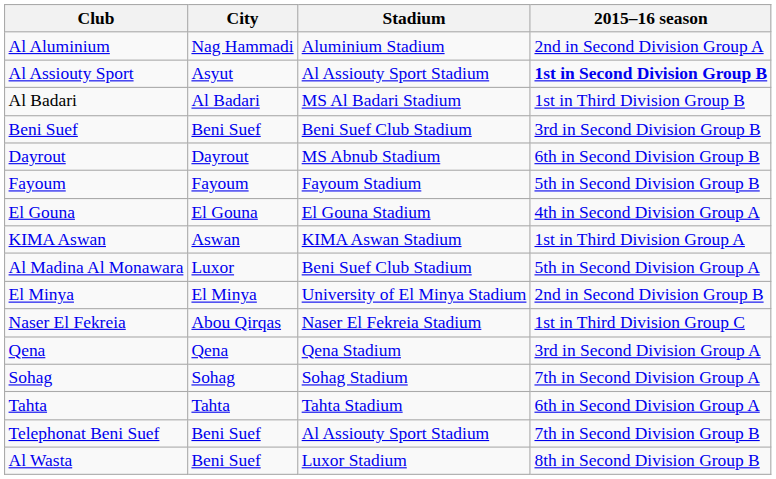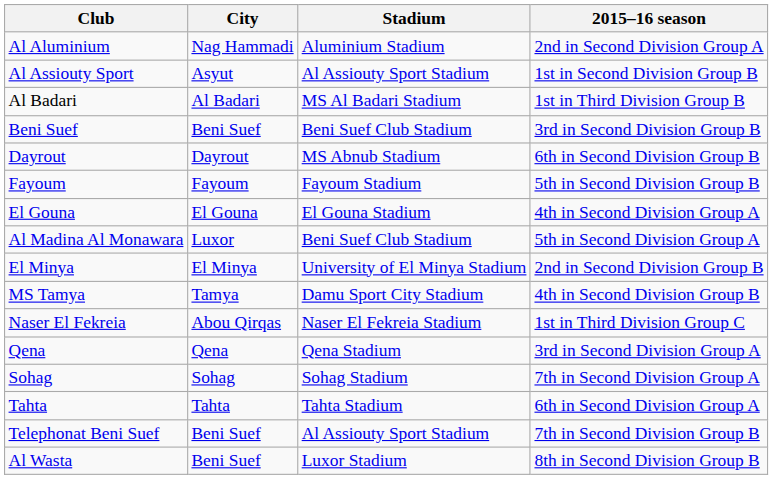(651, 73) bold -> (646, 73) normal
- row: (57, 239)
+ row: (47, 294)
